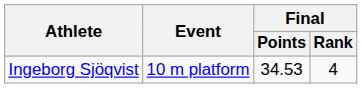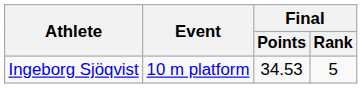(333, 70) 4 -> (333, 70) 5
